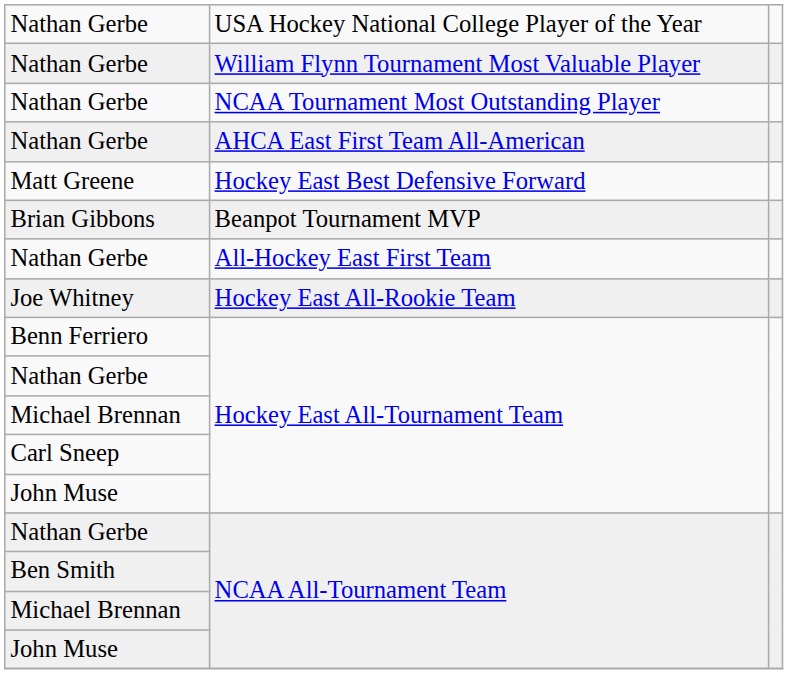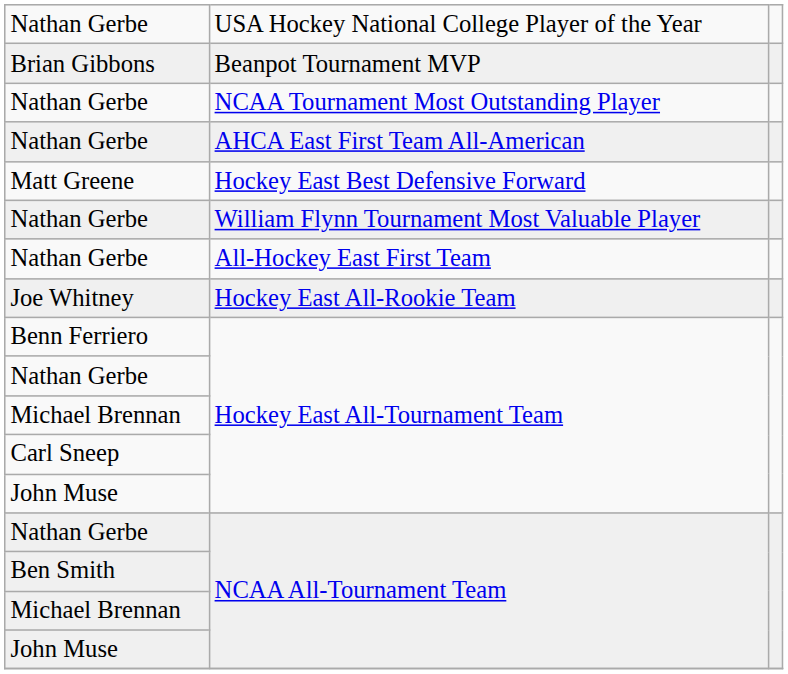rows swapped: (83, 219) <-> (79, 63)
